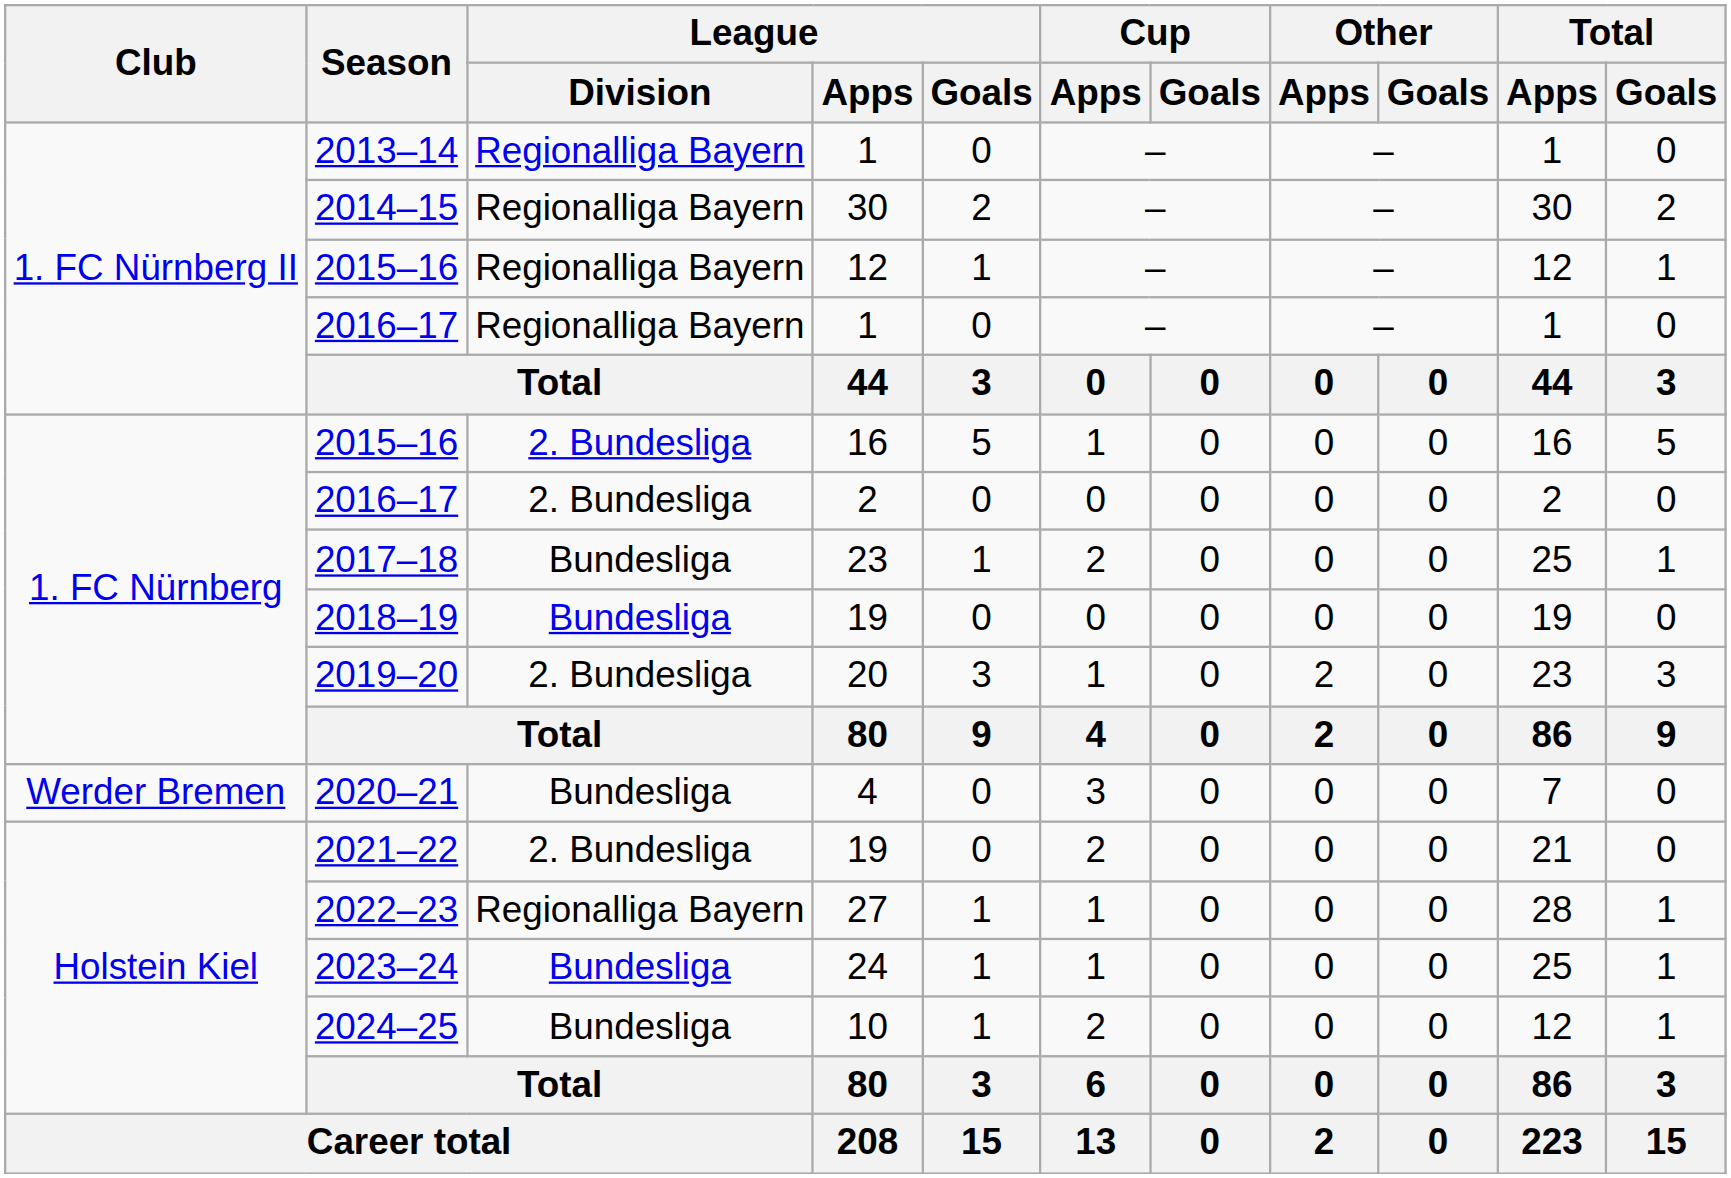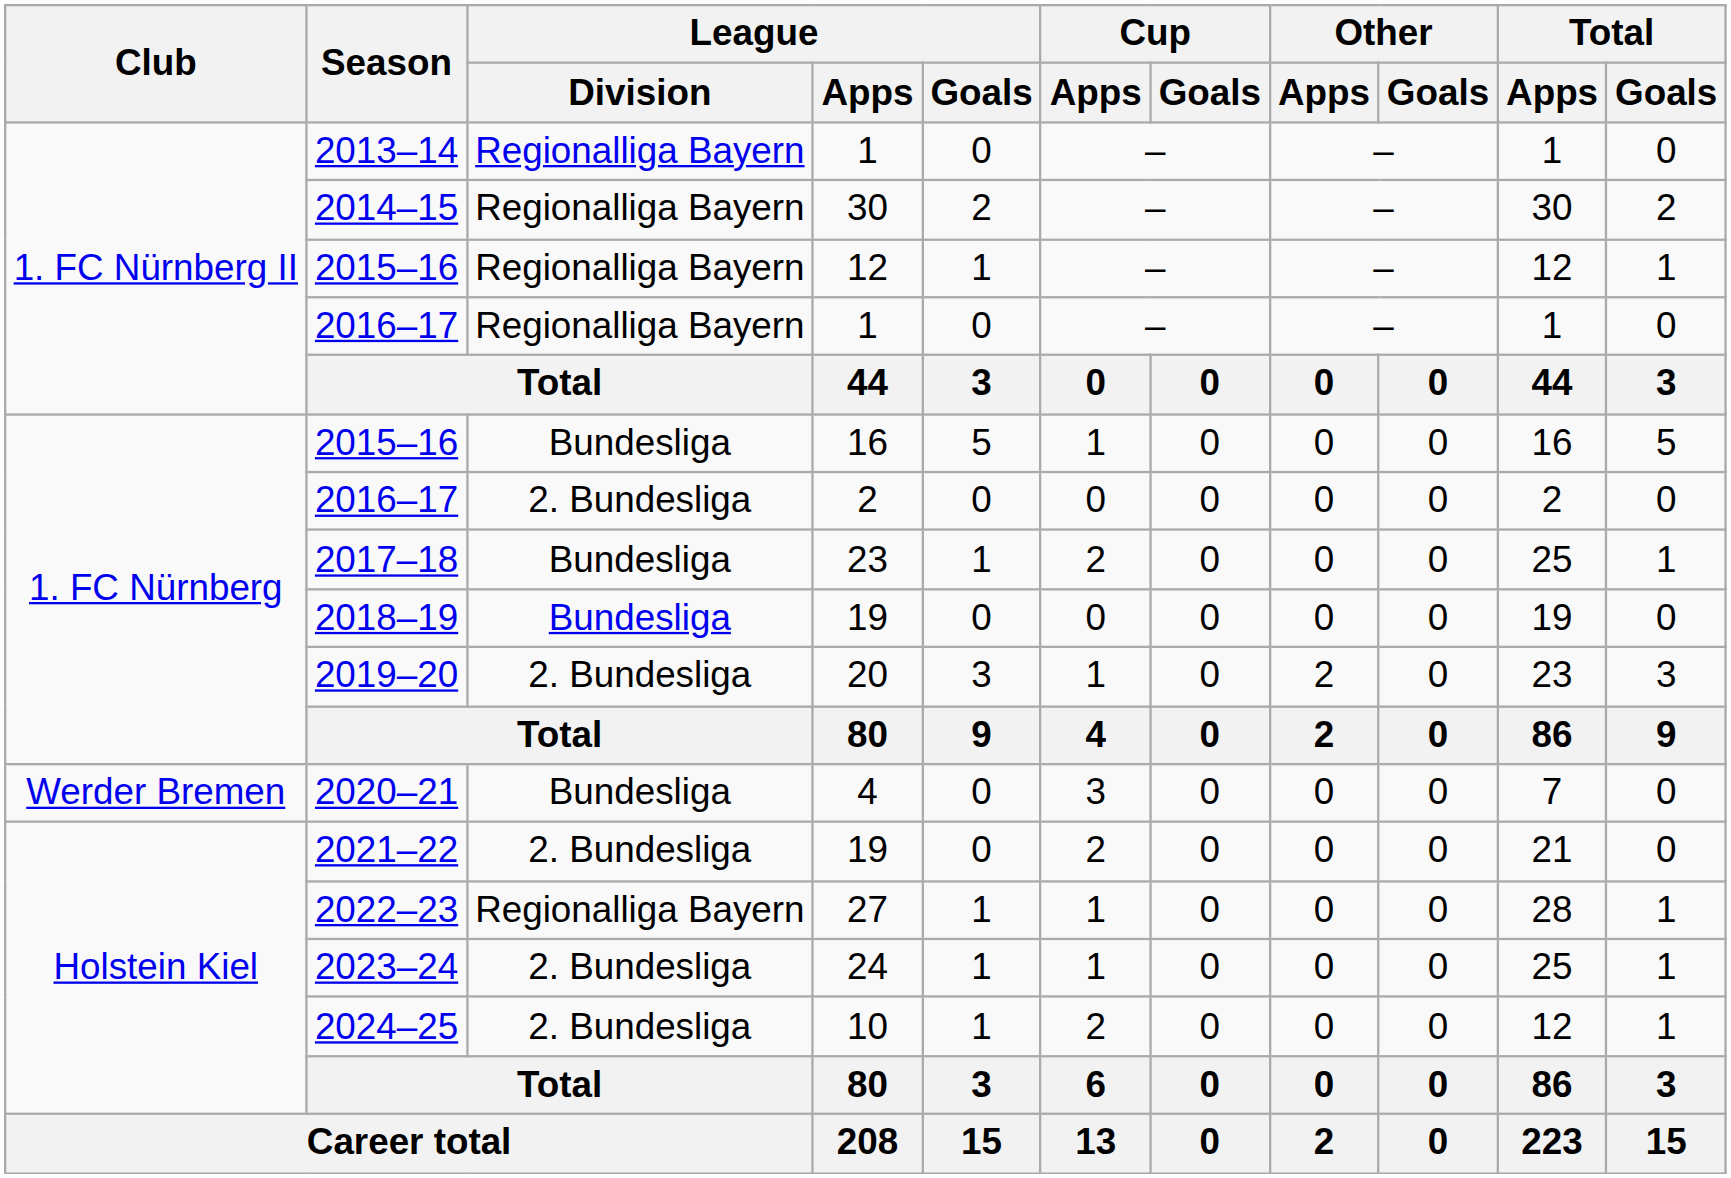(640, 442) 2. Bundesliga -> (640, 442) Bundesliga
(640, 967) Bundesliga -> (640, 967) 2. Bundesliga
(640, 1025) Bundesliga -> (640, 1025) 2. Bundesliga
